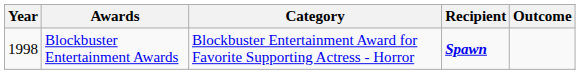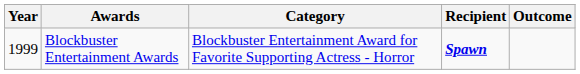(23, 48) 1998 -> (23, 48) 1999
